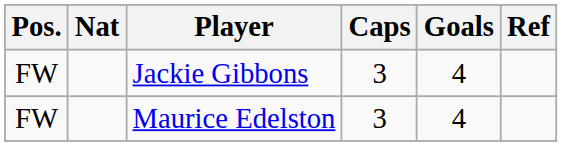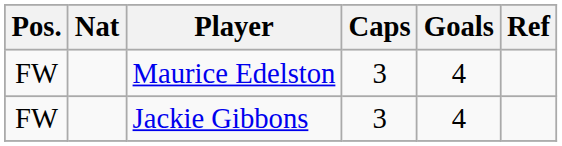rows swapped: (234, 118) <-> (220, 72)
